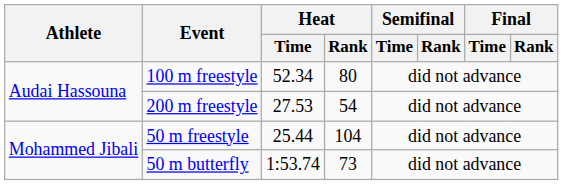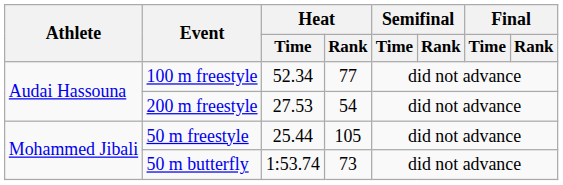(348, 76) 80 -> (348, 76) 77
(348, 135) 104 -> (348, 135) 105
